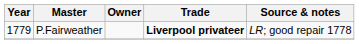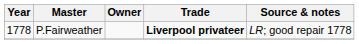(19, 30) 1779 -> (19, 30) 1778
